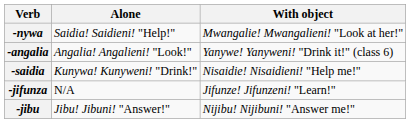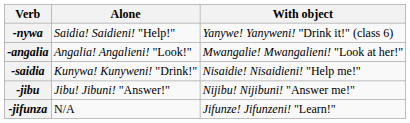(303, 33) Mwangalie! Mwangalieni! "Look at her!" -> (298, 33) Yanywe! Yanyweni! "Drink it!" (class 6)
(298, 52) Yanywe! Yanyweni! "Drink it!" (class 6) -> (303, 52) Mwangalie! Mwangalieni! "Look at her!"
rows swapped: (28, 109) <-> (28, 90)
